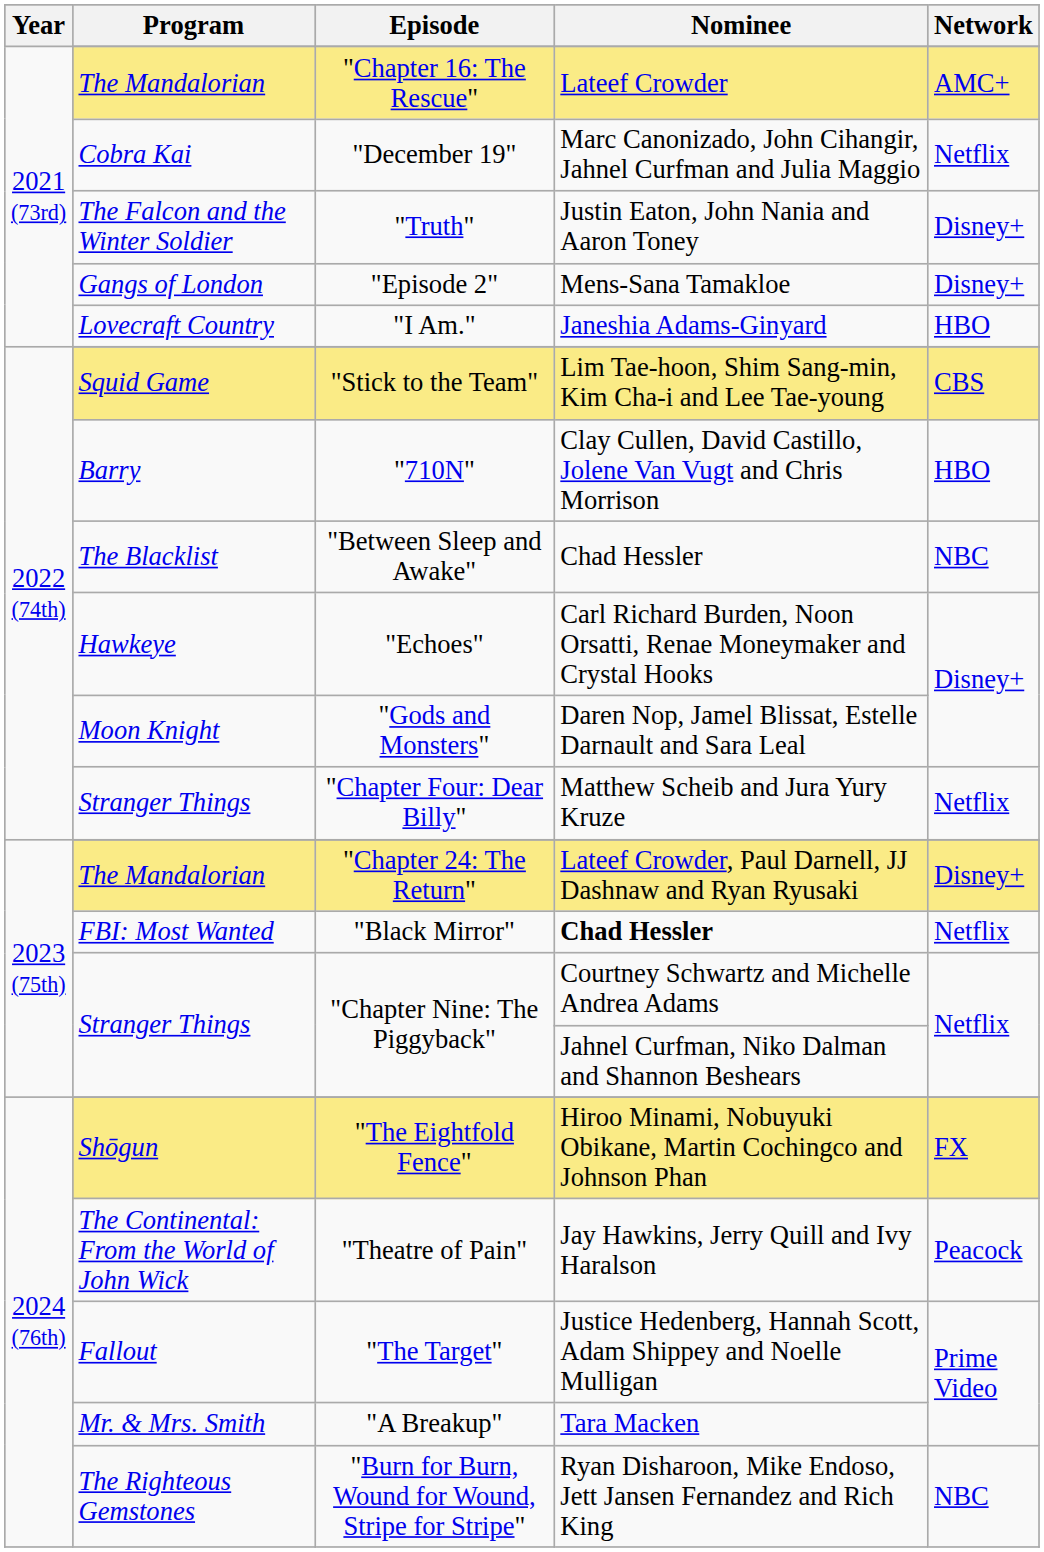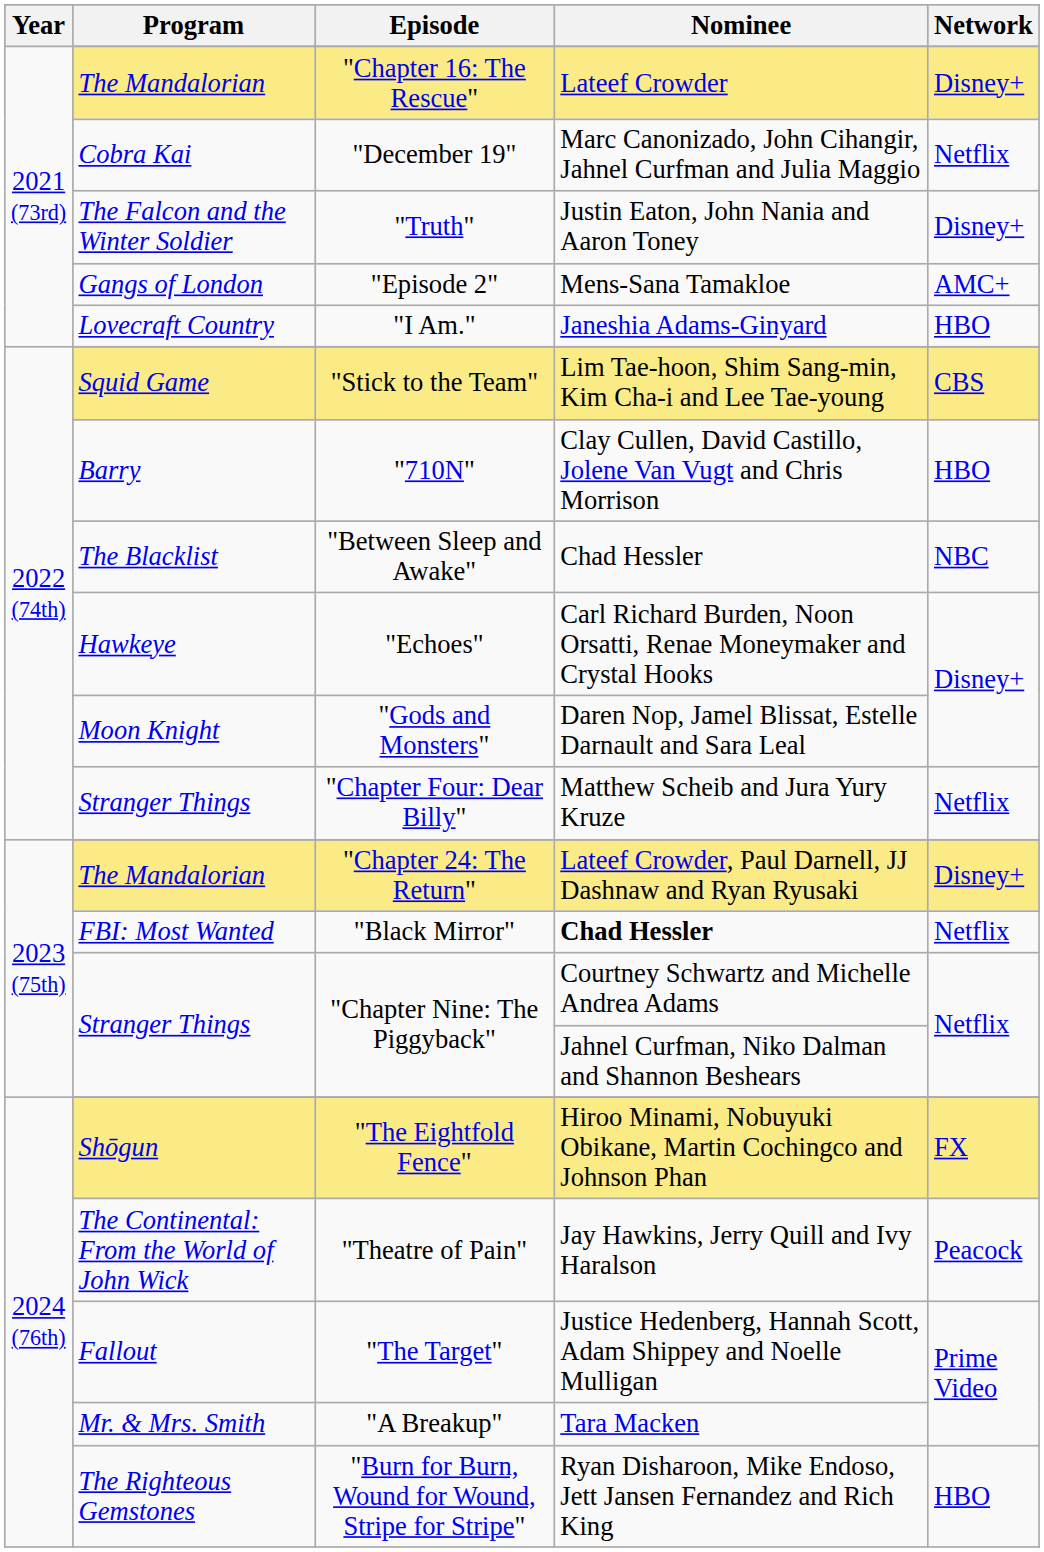(972, 82) AMC+ -> (979, 82) Disney+
(979, 283) Disney+ -> (972, 283) AMC+
(961, 1495) NBC -> (962, 1495) HBO
